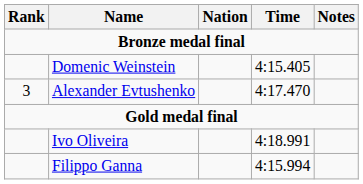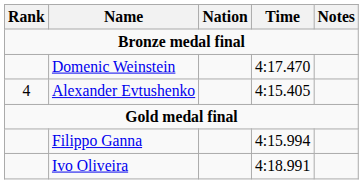(283, 66) 4:15.405 -> (283, 66) 4:17.470
(26, 91) 3 -> (26, 91) 4
(283, 91) 4:17.470 -> (283, 91) 4:15.405
rows swapped: (97, 166) <-> (90, 141)
